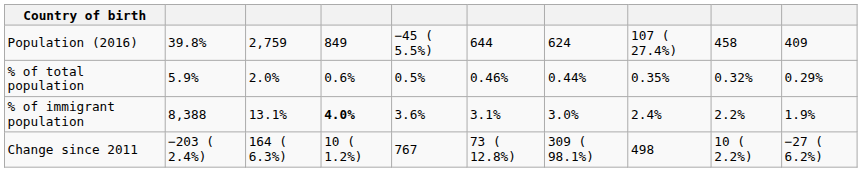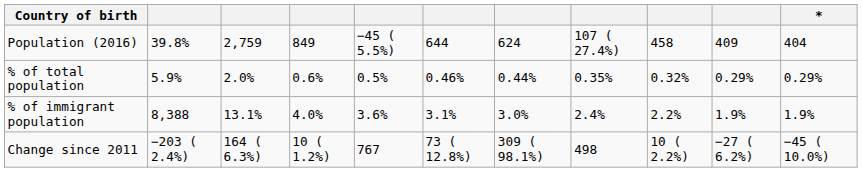+ column: (819, 15)
(339, 114) bold -> (308, 114) normal
